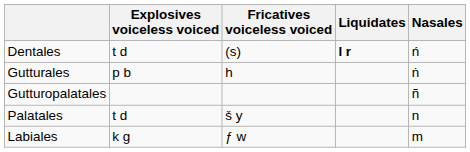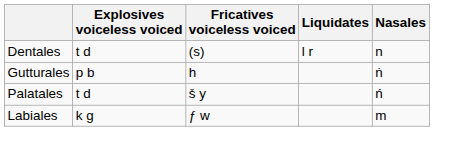(345, 51) bold -> (307, 51) normal
(416, 51) ń -> (379, 51) n
- row: (57, 94)
(416, 115) n -> (379, 94) ń
